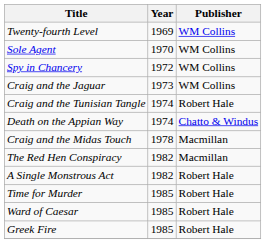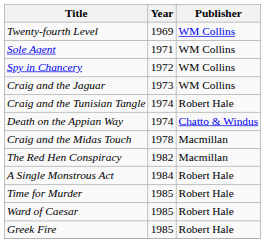(162, 49) 1970 -> (162, 49) 1971
(162, 175) 1982 -> (162, 175) 1984
